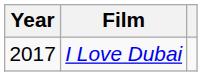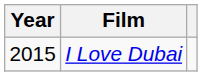(33, 53) 2017 -> (33, 53) 2015
